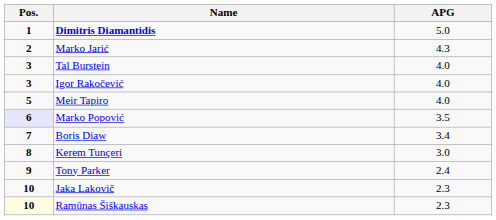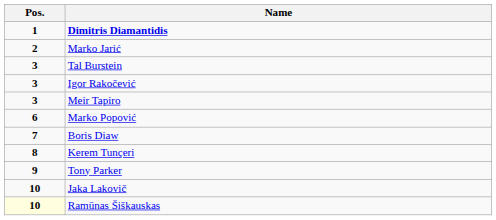- column: (443, 13)
(29, 100) 5 -> (35, 100) 3
(29, 118) lavender background -> (35, 118) no background
